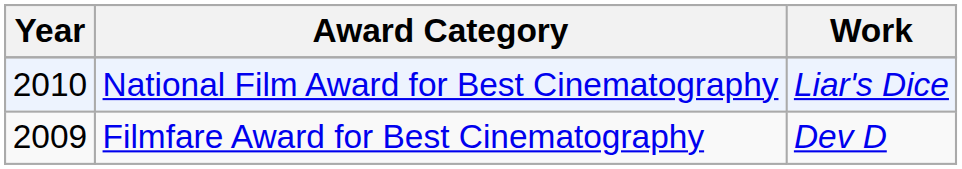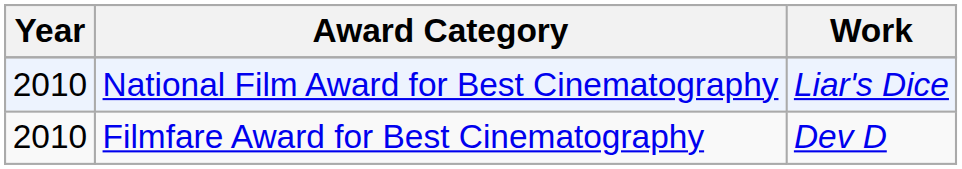(50, 137) 2009 -> (50, 137) 2010
